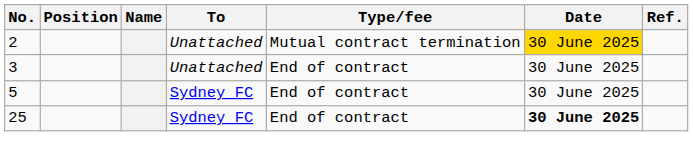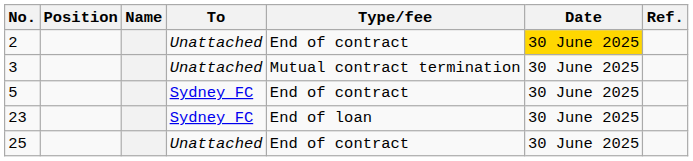(395, 42) Mutual contract termination -> (339, 42) End of contract
(339, 68) End of contract -> (395, 68) Mutual contract termination
+ row: (18, 118)
(211, 118) Sydney FC -> (216, 143) Unattached
(584, 118) bold -> (584, 143) normal
